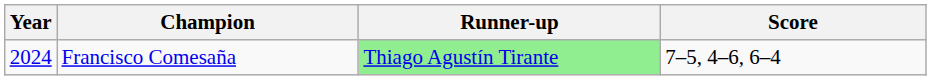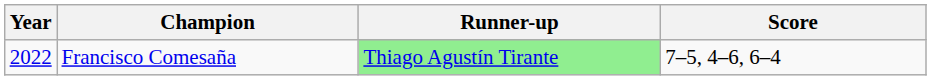(31, 56) 2024 -> (31, 56) 2022
